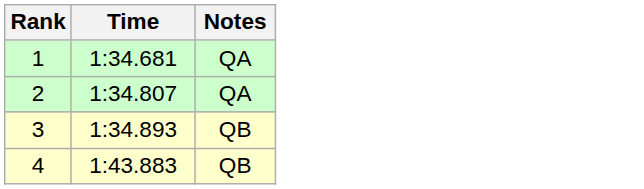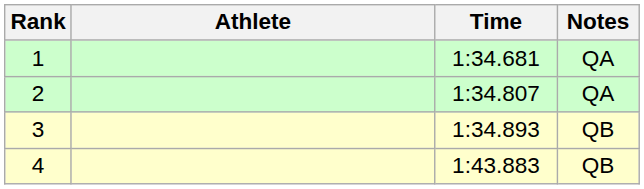+ column: (253, 22)
